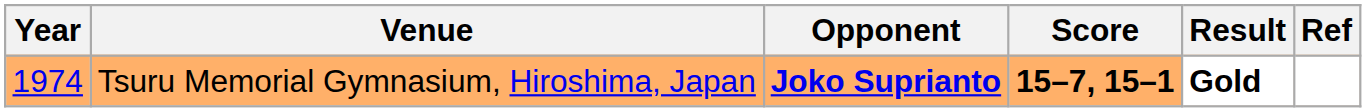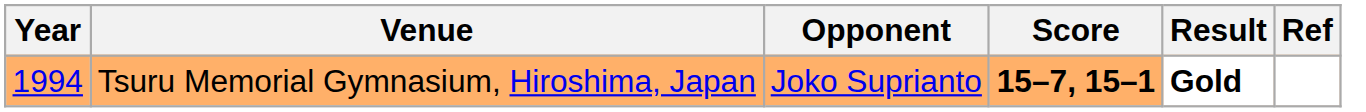(48, 81) 1974 -> (48, 81) 1994
(886, 81) bold -> (876, 81) normal
